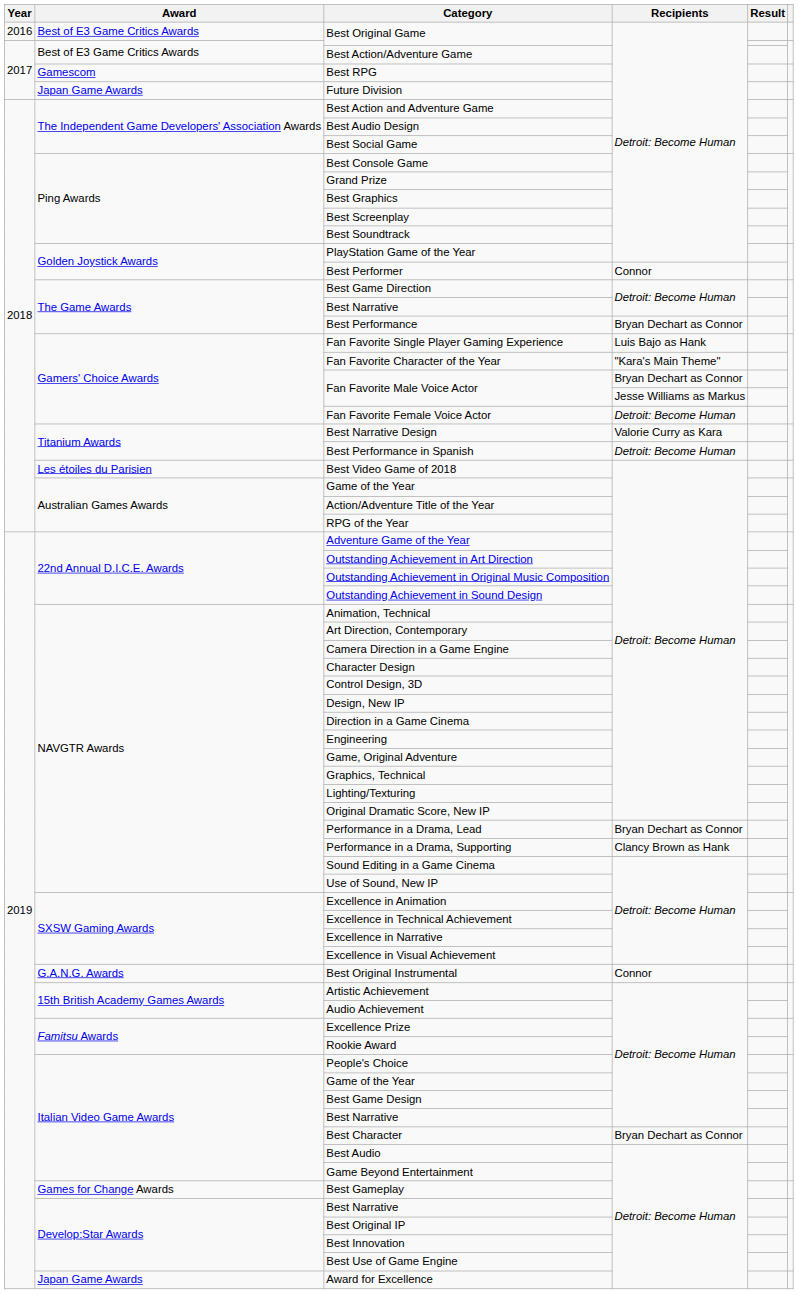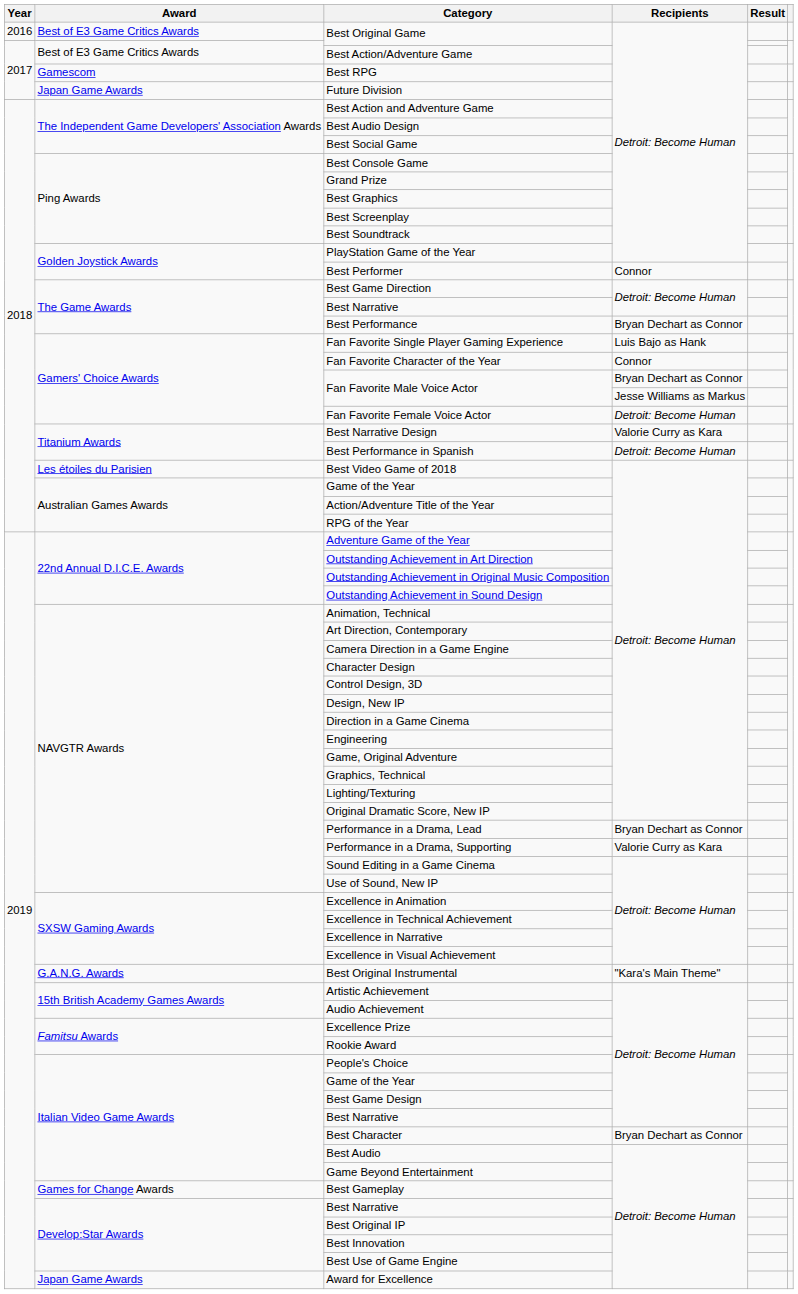(667, 361) "Kara's Main Theme" -> (633, 361) Connor
(672, 847) Clancy Brown as Hank -> (668, 847) Valorie Curry as Kara
(633, 973) Connor -> (667, 973) "Kara's Main Theme"
